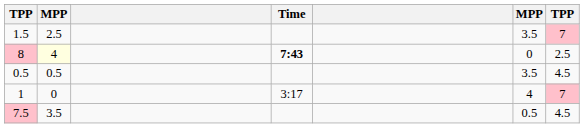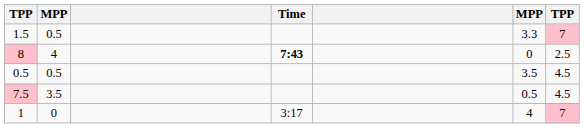(54, 34) 2.5 -> (54, 34) 0.5
(529, 34) 3.5 -> (529, 34) 3.3
(54, 53) lightyellow background -> (54, 53) no background
rows swapped: (21, 93) <-> (21, 113)
